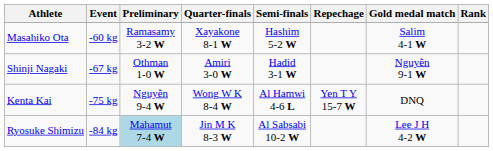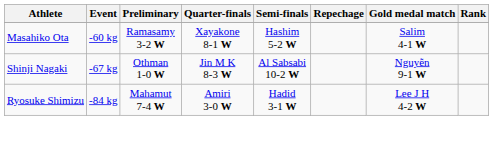(217, 69) Amiri 3-0 W -> (217, 69) Jin M K 8-3 W
(282, 69) Hadid 3-1 W -> (282, 69) Al Sabsabi 10-2 W
- row: (29, 100)
(151, 131) lightblue background -> (151, 100) no background
(217, 131) Jin M K 8-3 W -> (217, 100) Amiri 3-0 W
(282, 131) Al Sabsabi 10-2 W -> (282, 100) Hadid 3-1 W
